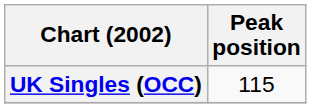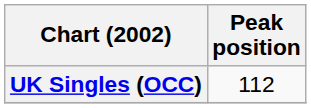(256, 84) 115 -> (256, 84) 112
